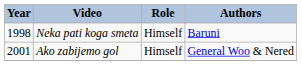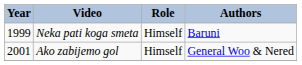(19, 32) 1998 -> (19, 32) 1999
